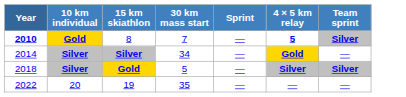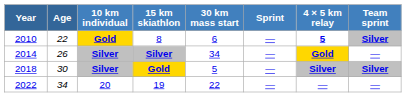+ column: (62, 18)
(26, 38) bold -> (26, 38) normal
(184, 38) 7 -> (215, 38) 6
(184, 85) 35 -> (215, 85) 22
